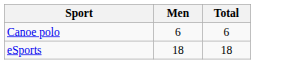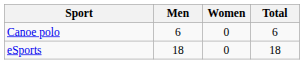+ column: (226, 13)
